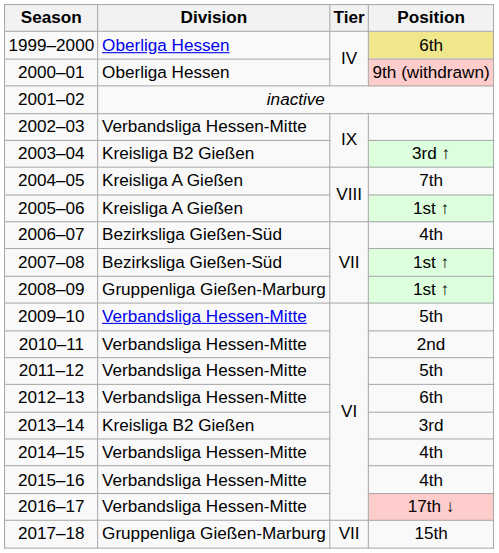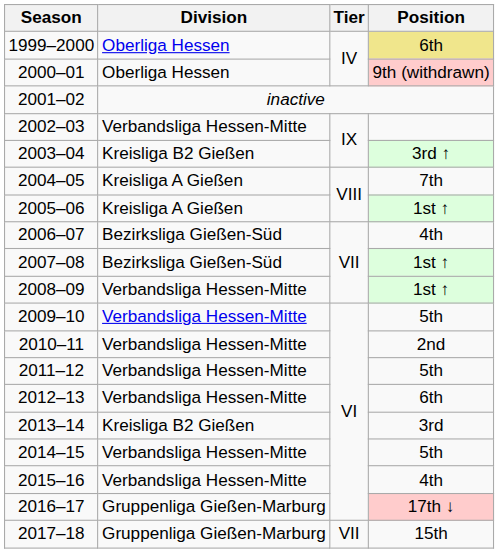(214, 289) Gruppenliga Gießen-Marburg -> (204, 289) Verbandsliga Hessen-Mitte
(431, 452) 4th -> (431, 452) 5th
(204, 506) Verbandsliga Hessen-Mitte -> (214, 506) Gruppenliga Gießen-Marburg
